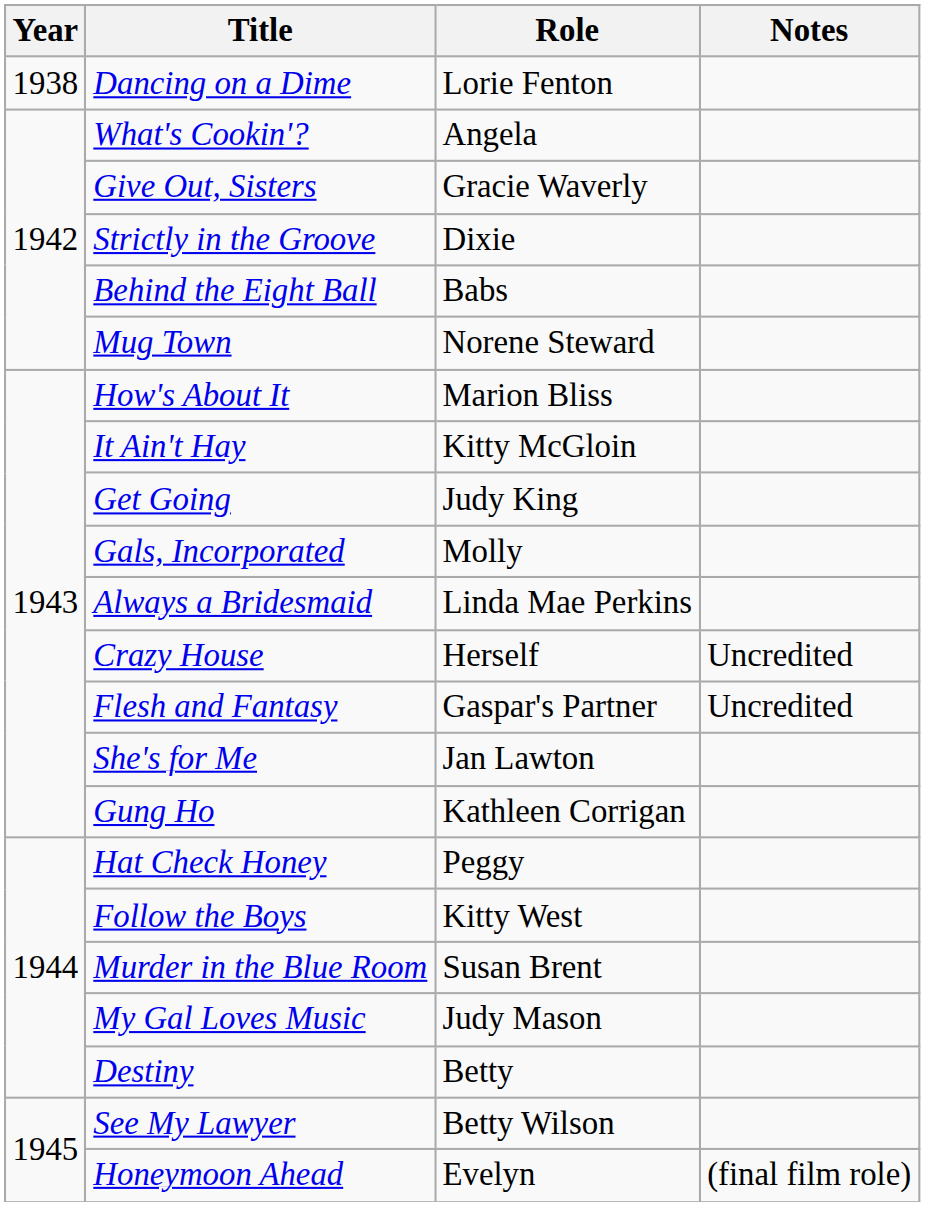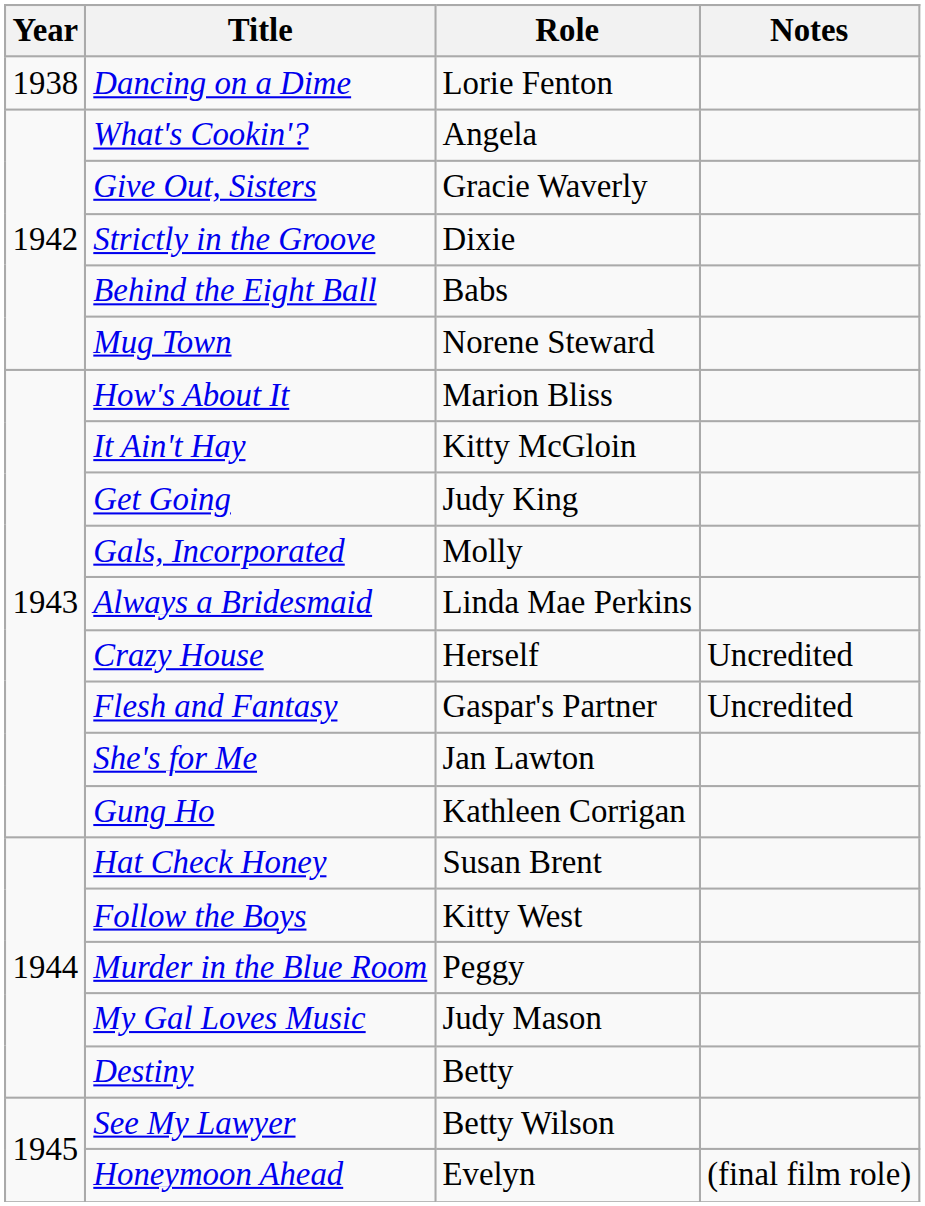(483, 862) Peggy -> (522, 862) Susan Brent
(522, 966) Susan Brent -> (483, 966) Peggy
